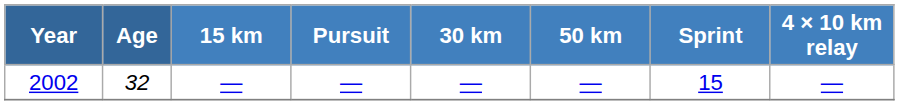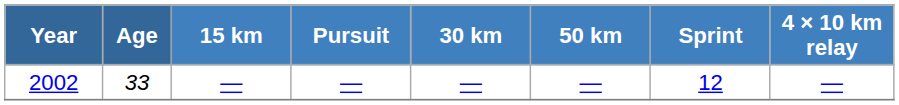(137, 82) 32 -> (137, 82) 33
(711, 82) 15 -> (711, 82) 12
